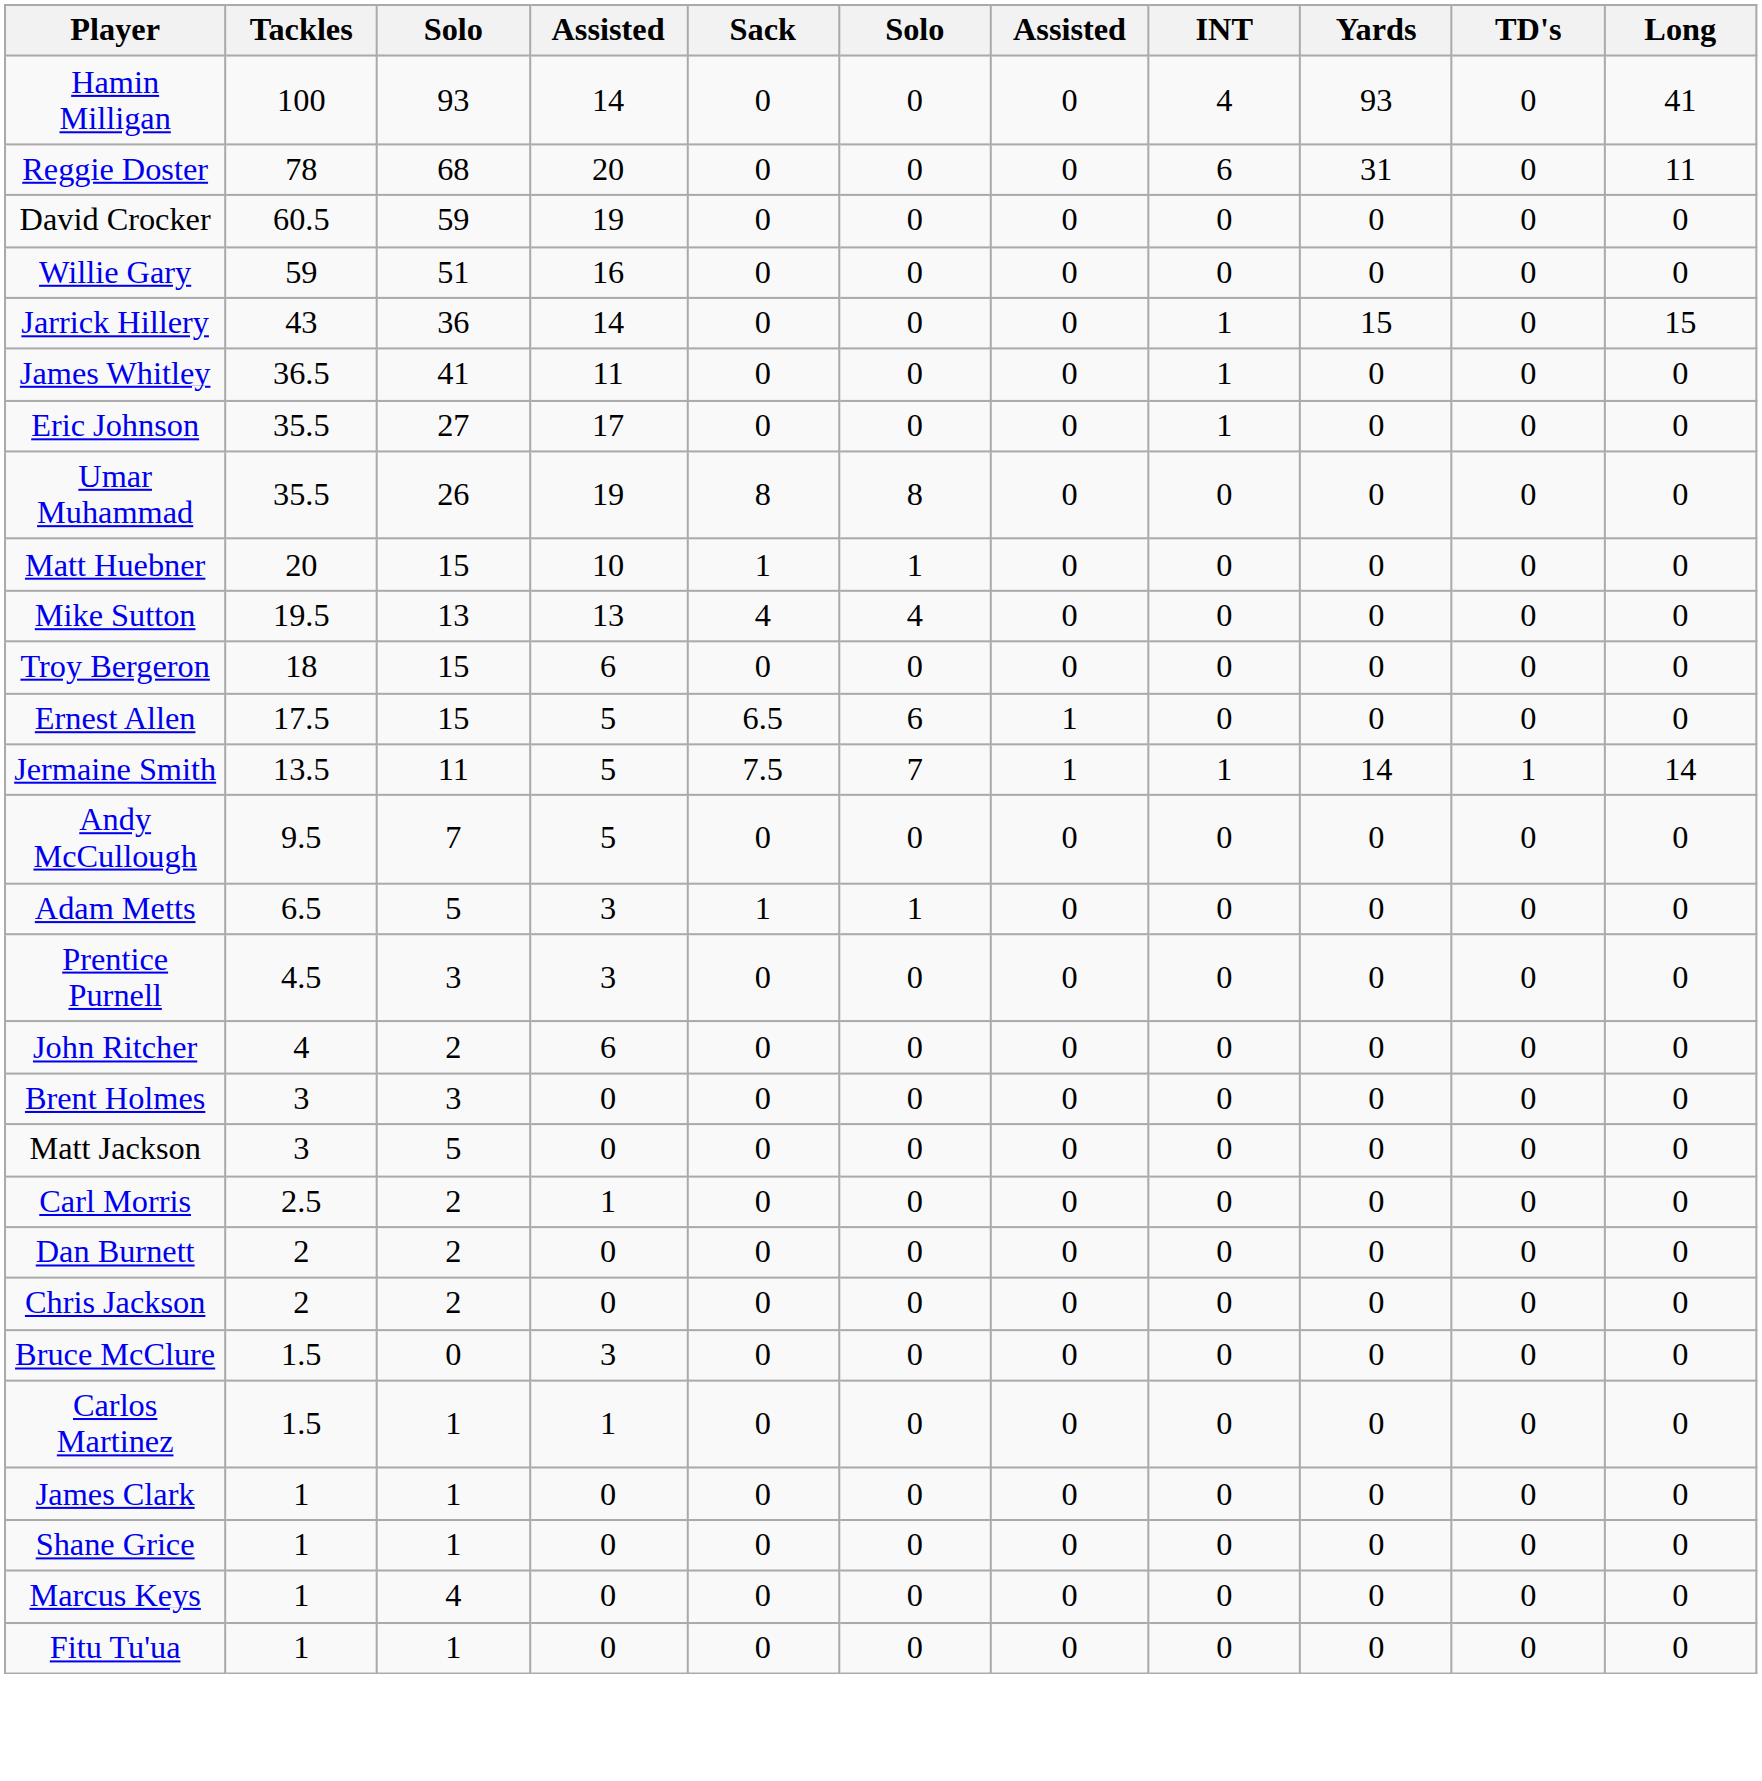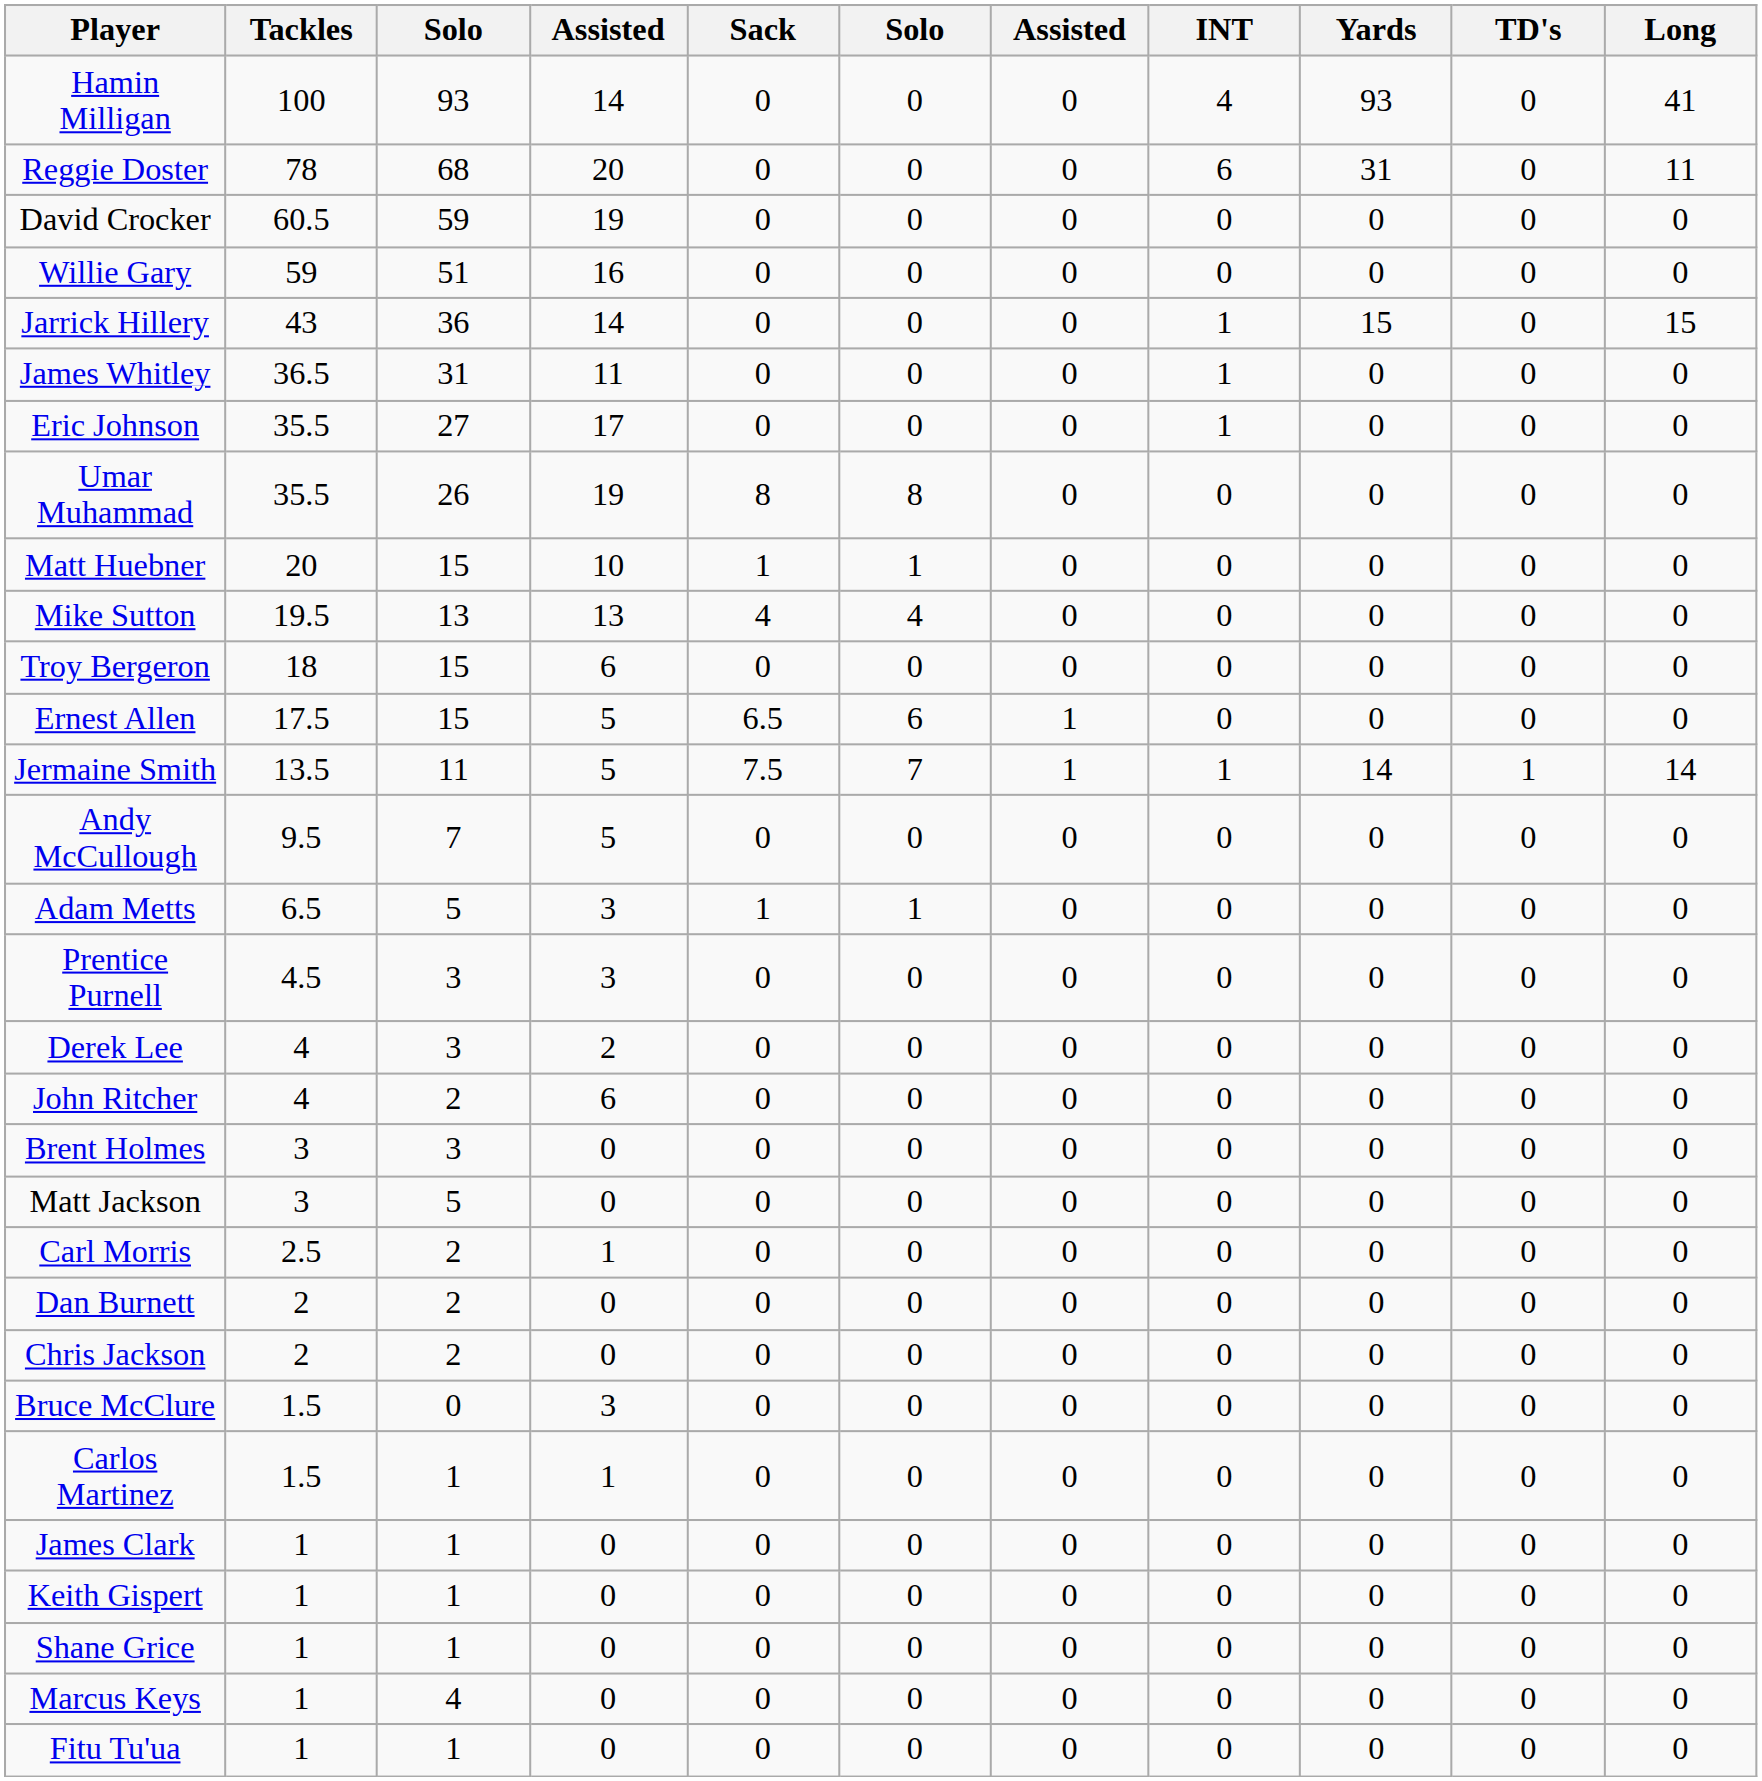(453, 374) 41 -> (453, 374) 31
+ row: (115, 1046)
+ row: (115, 1595)
